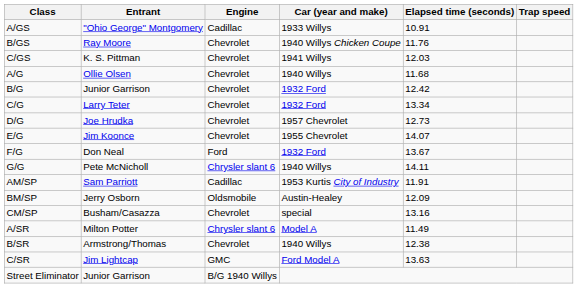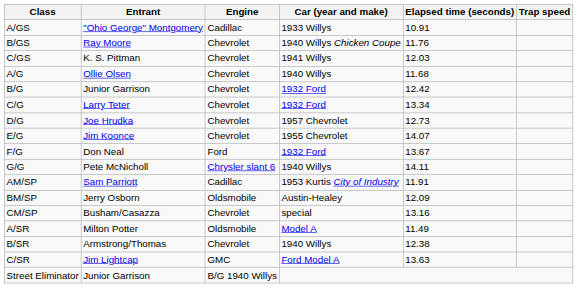(241, 228) Chrysler slant 6 -> (232, 228) Oldsmobile
